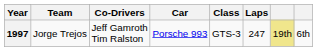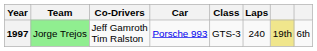(60, 33) no background -> (60, 33) lightgreen background
(257, 33) 247 -> (257, 33) 240
